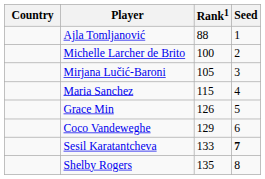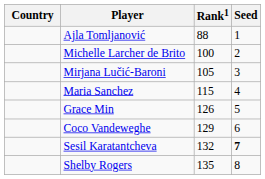(205, 146) 133 -> (205, 146) 132
